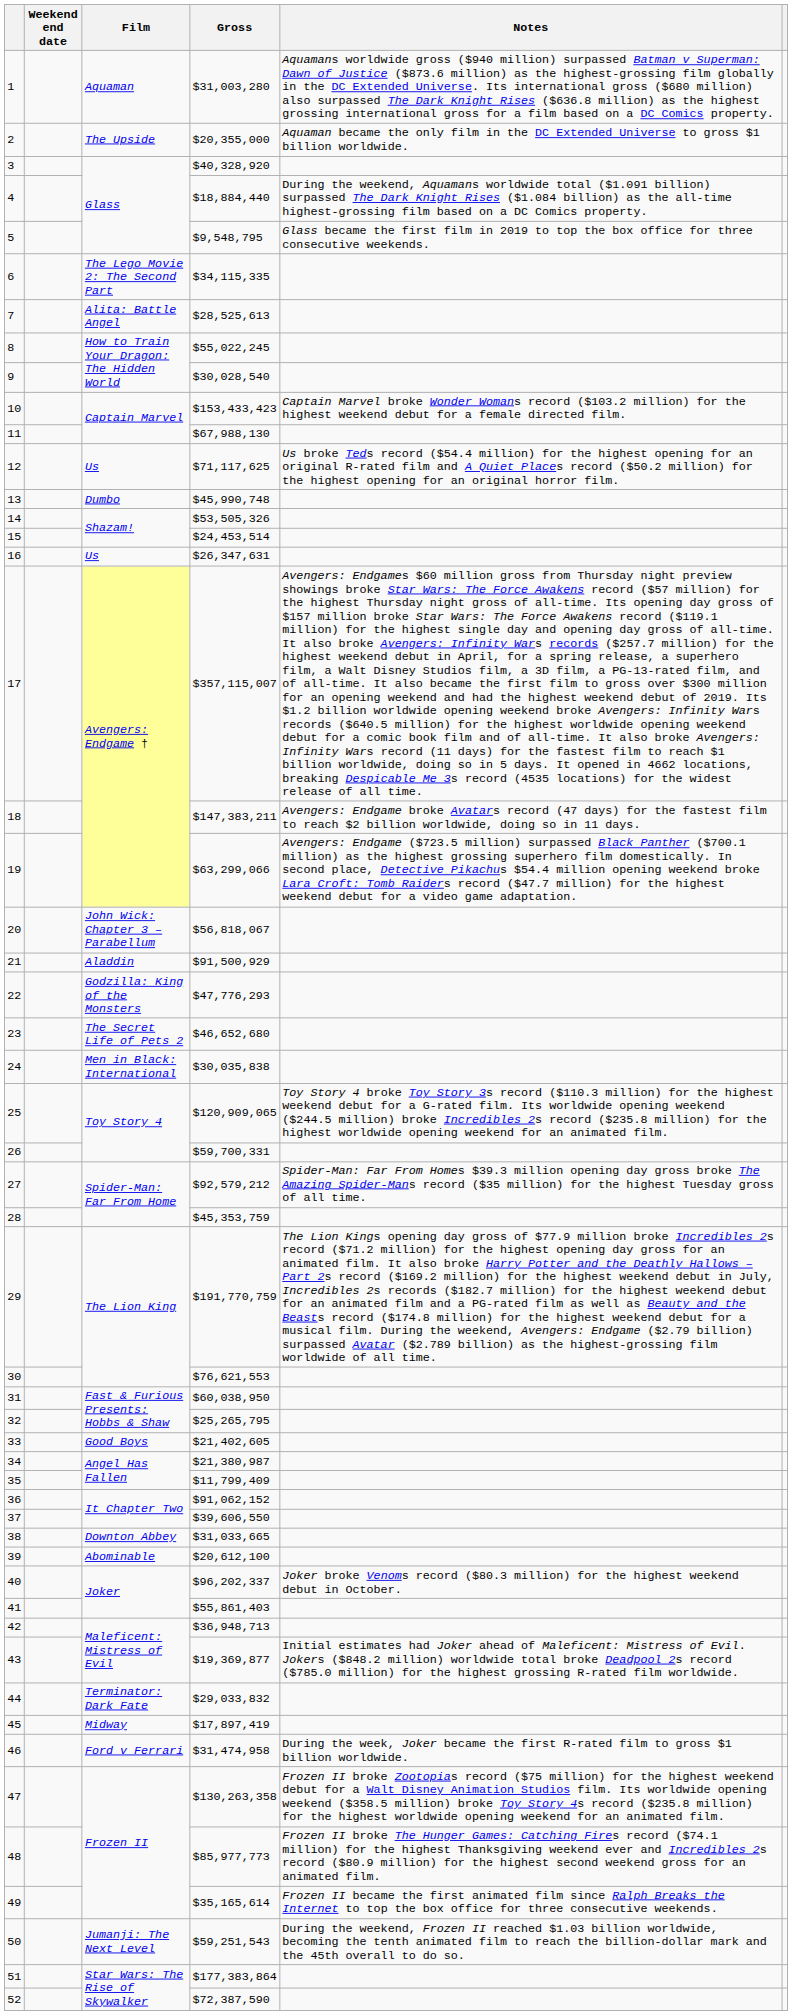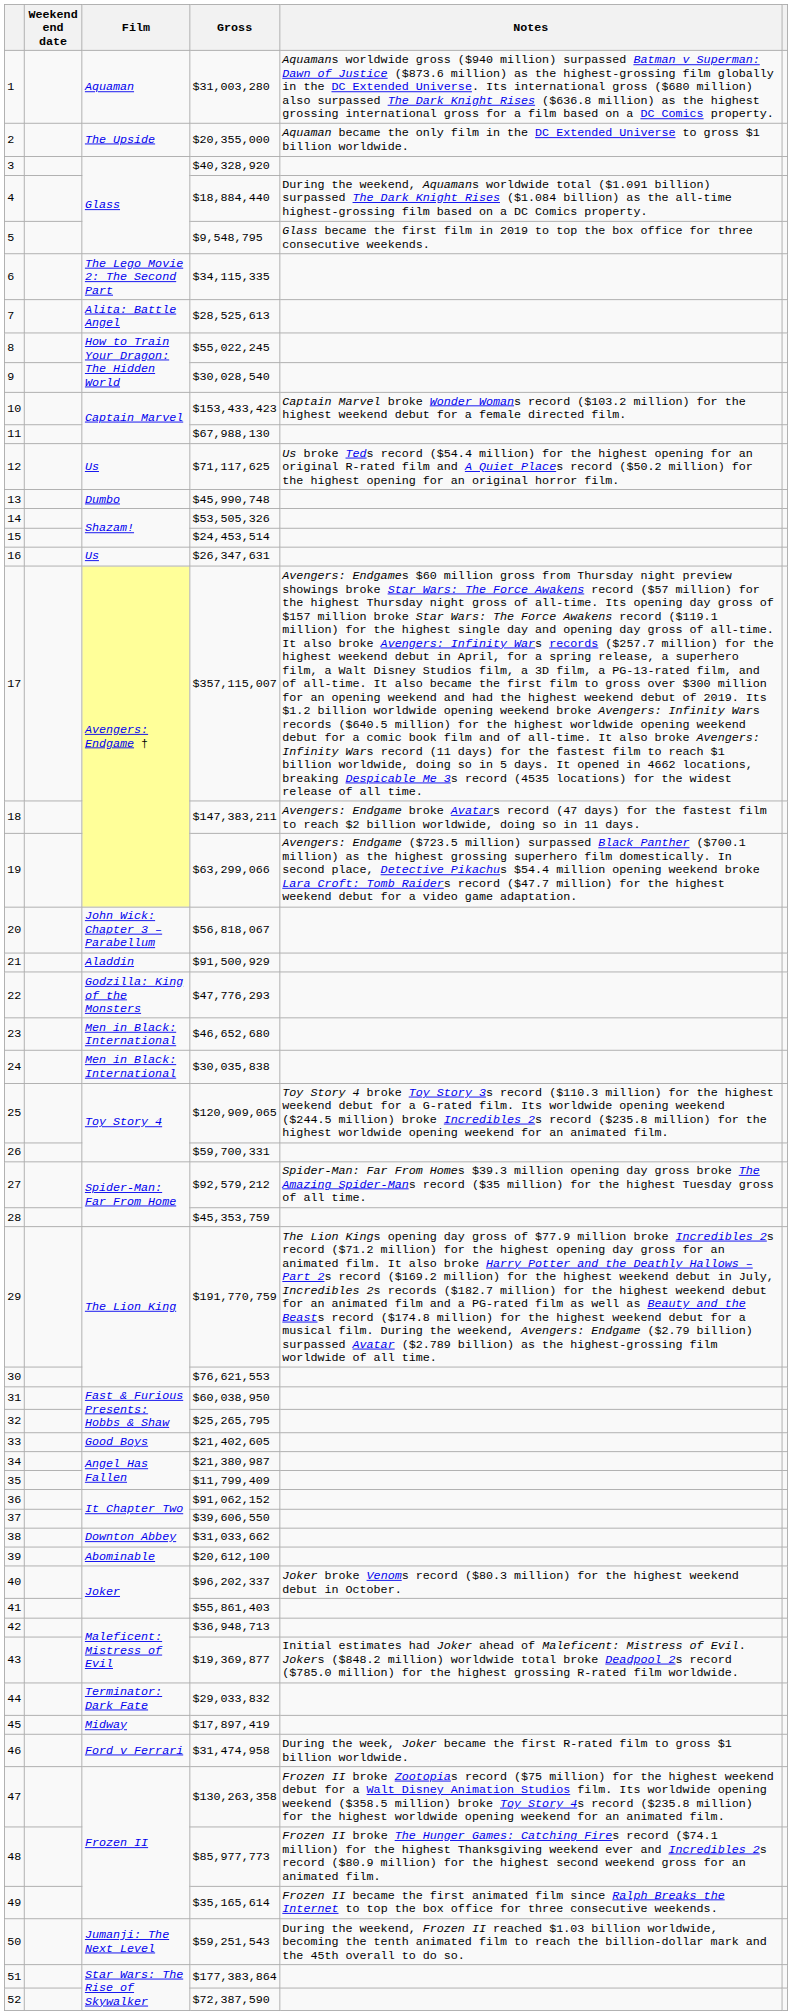(134, 1034) The Secret Life of Pets 2 -> (131, 1034) Men in Black: International
(231, 1537) $31,033,665 -> (231, 1537) $31,033,662
